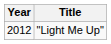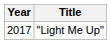(19, 30) 2012 -> (19, 30) 2017
